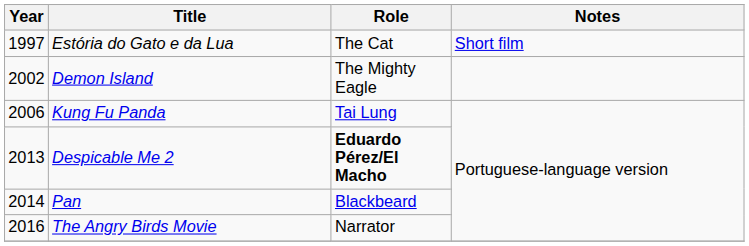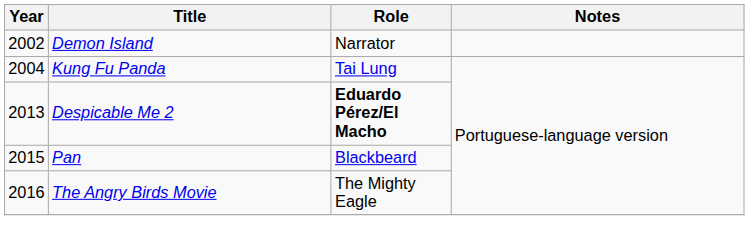- row: (143, 43)
(375, 78) The Mighty Eagle -> (365, 43) Narrator
(26, 113) 2006 -> (26, 69) 2004
(26, 201) 2014 -> (26, 157) 2015
(365, 227) Narrator -> (375, 192) The Mighty Eagle
